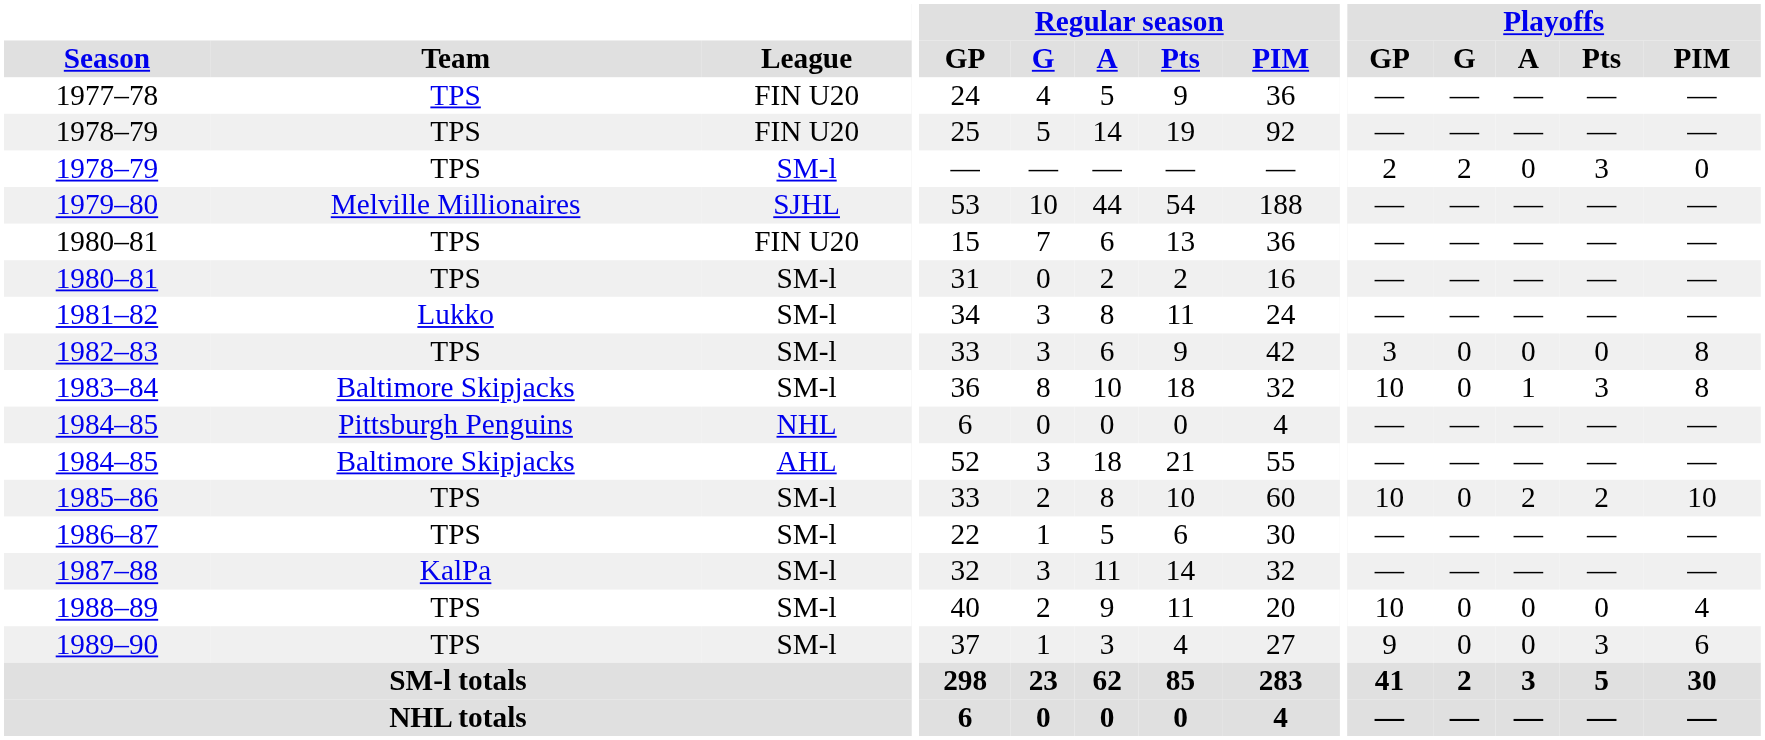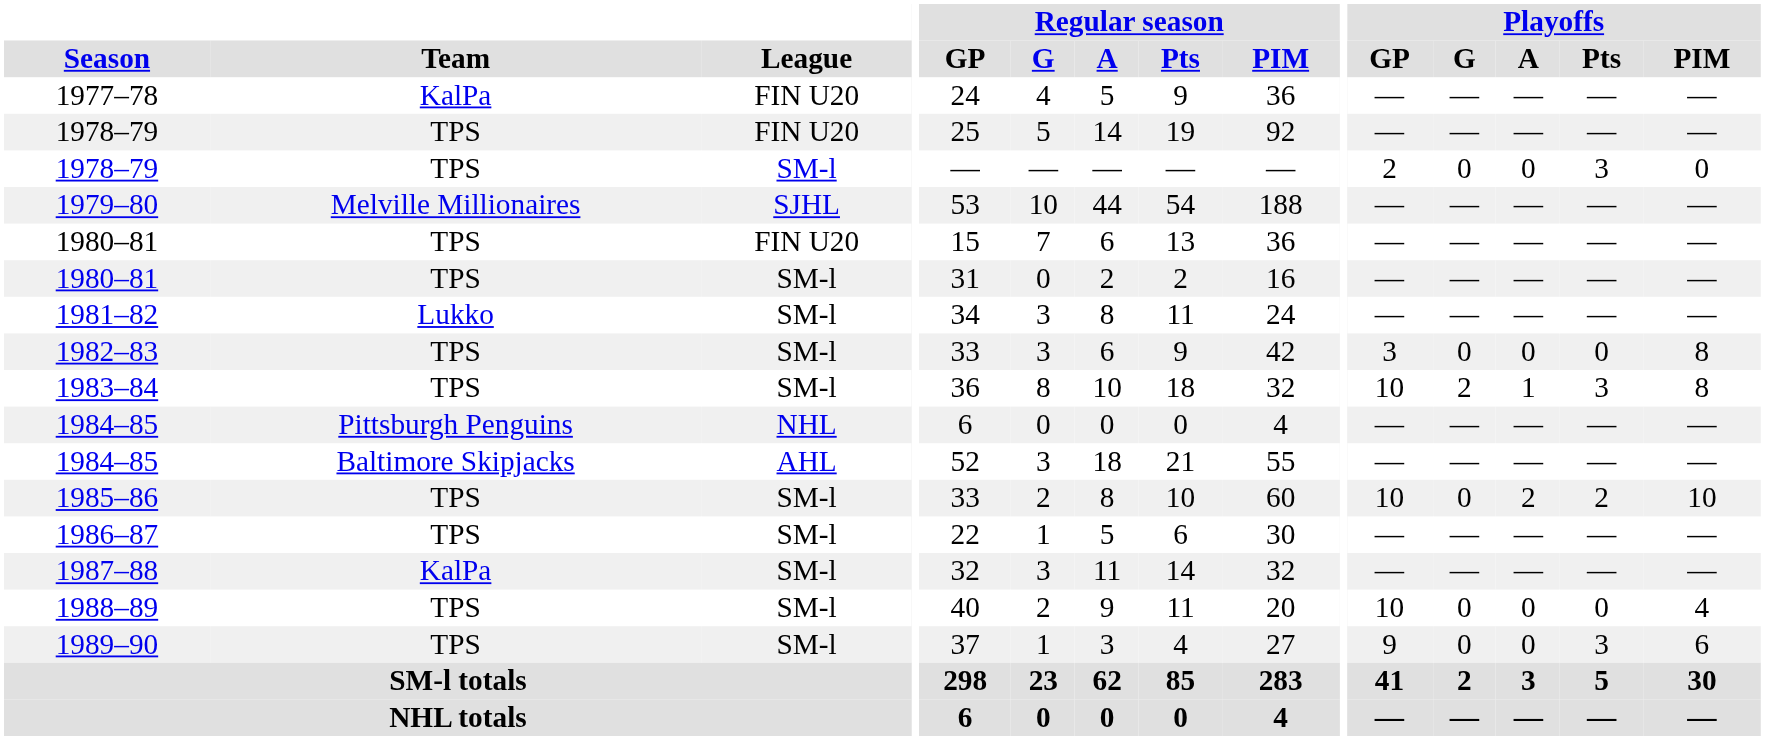(456, 95) TPS -> (456, 95) KalPa
(1464, 168) 2 -> (1464, 168) 0
(456, 387) Baltimore Skipjacks -> (456, 387) TPS
(1464, 387) 0 -> (1464, 387) 2
